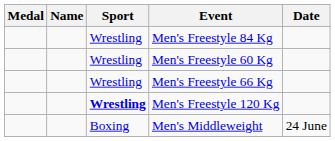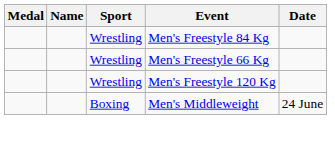- row: (212, 59)
(118, 103) bold -> (116, 81) normal
